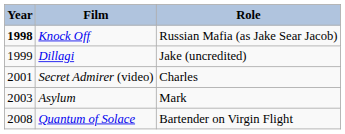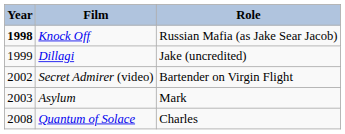(20, 77) 2001 -> (20, 77) 2002
(179, 77) Charles -> (226, 77) Bartender on Virgin Flight
(226, 119) Bartender on Virgin Flight -> (179, 119) Charles
